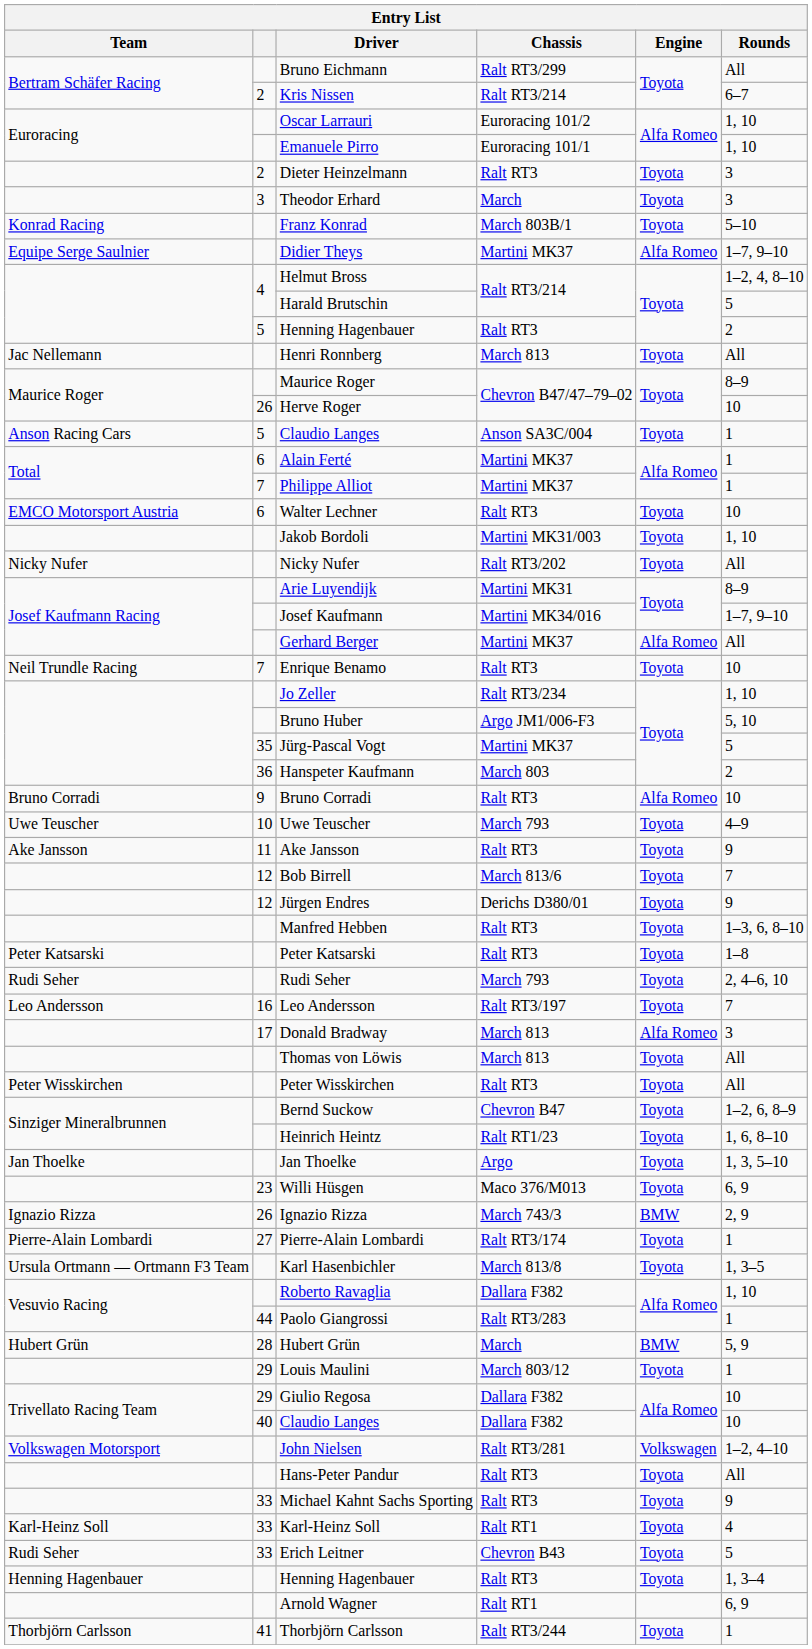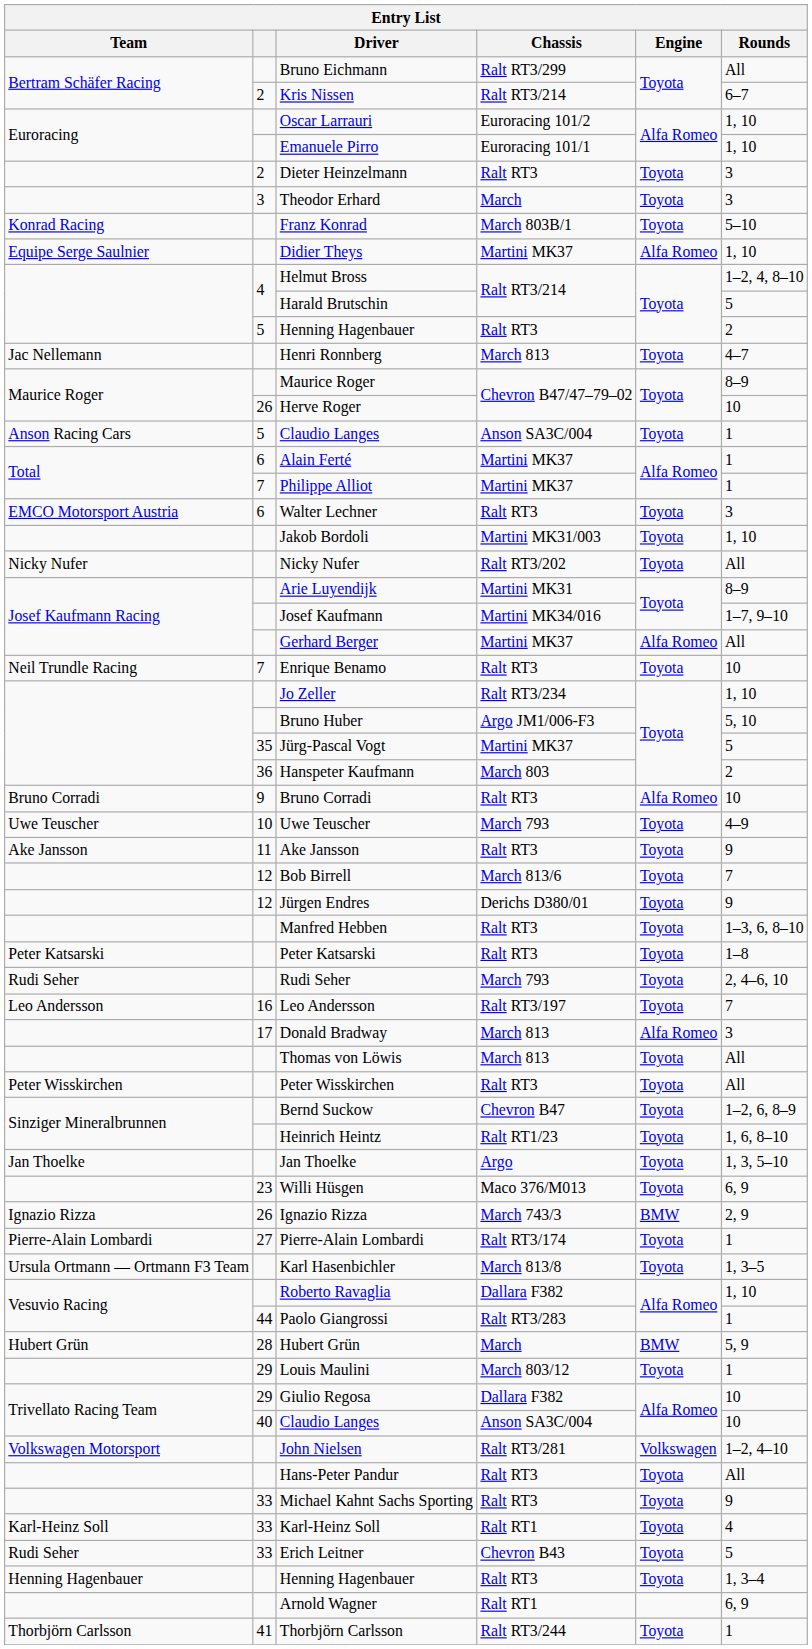(756, 251) 1–7, 9–10 -> (741, 251) 1, 10
(735, 355) All -> (737, 355) 4–7
(733, 511) 10 -> (729, 511) 3
(522, 1422) Dallara F382 -> (536, 1422) Anson SA3C/004
